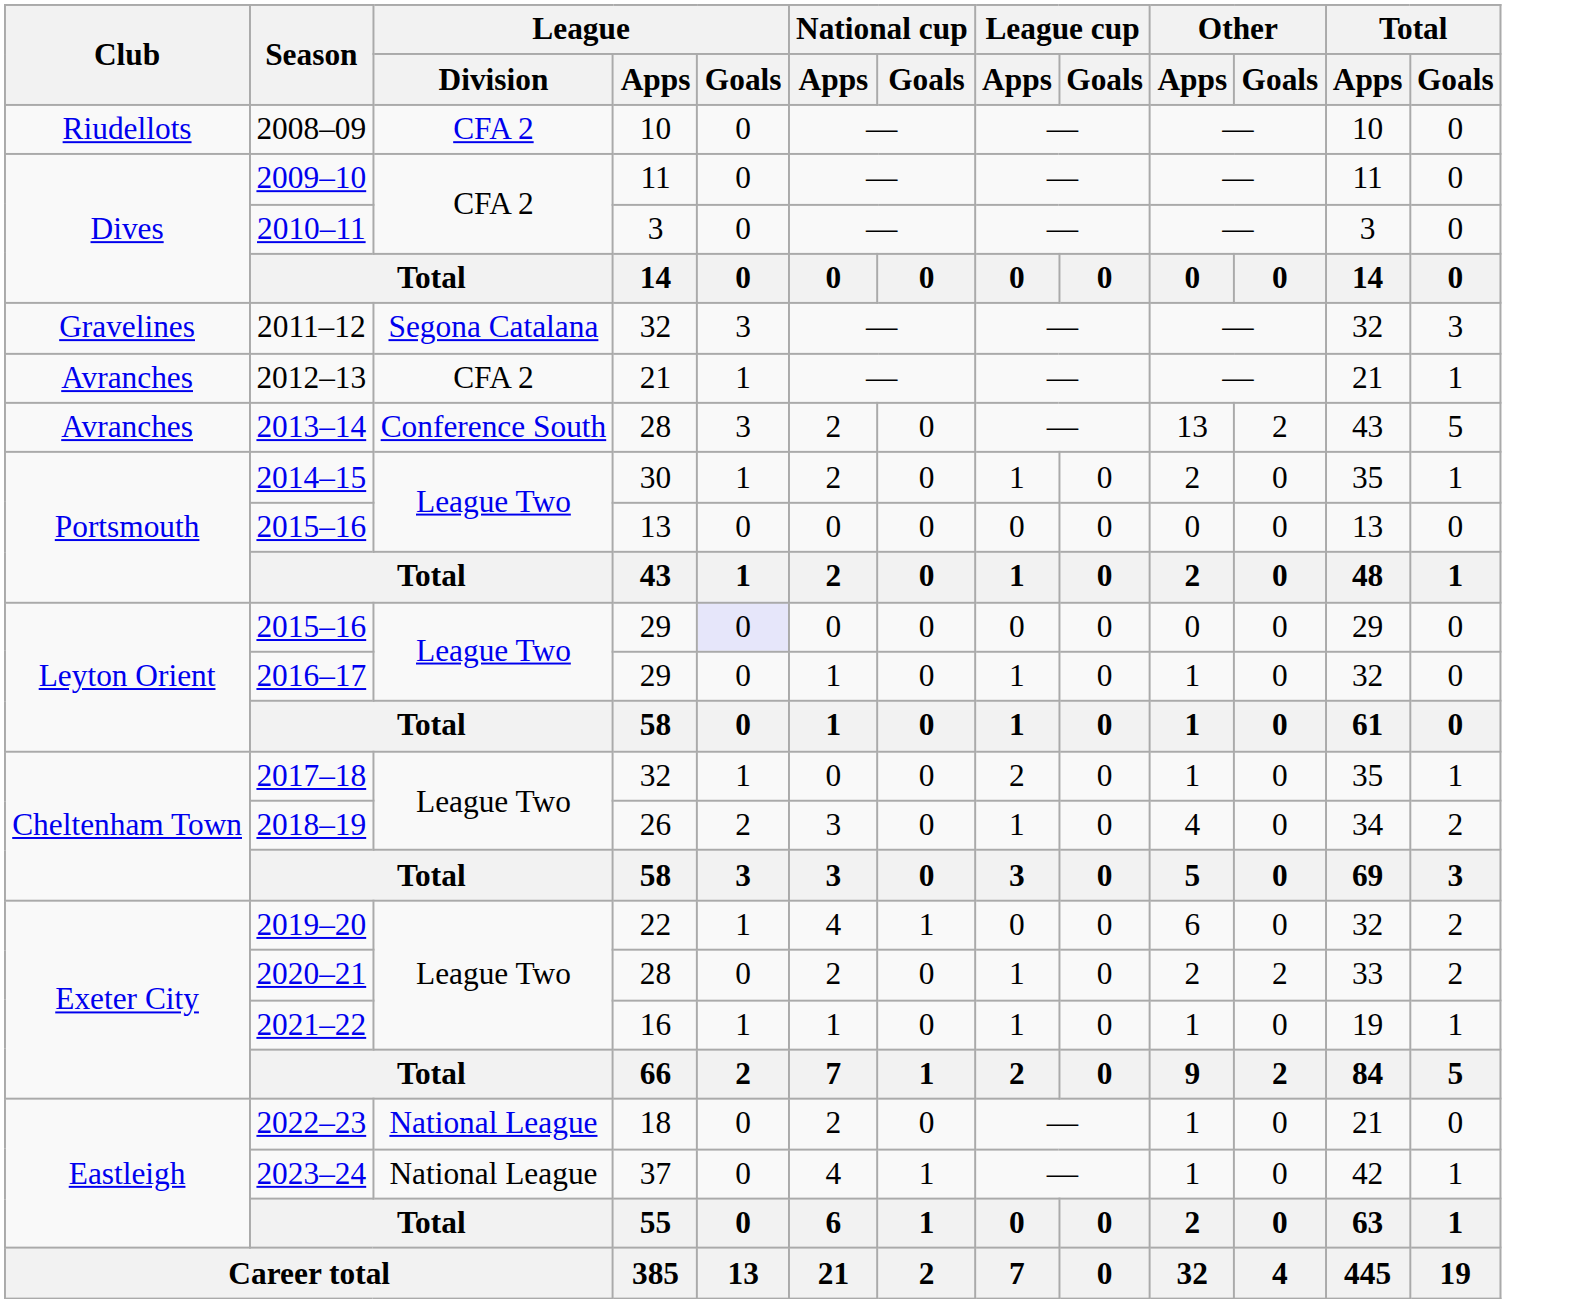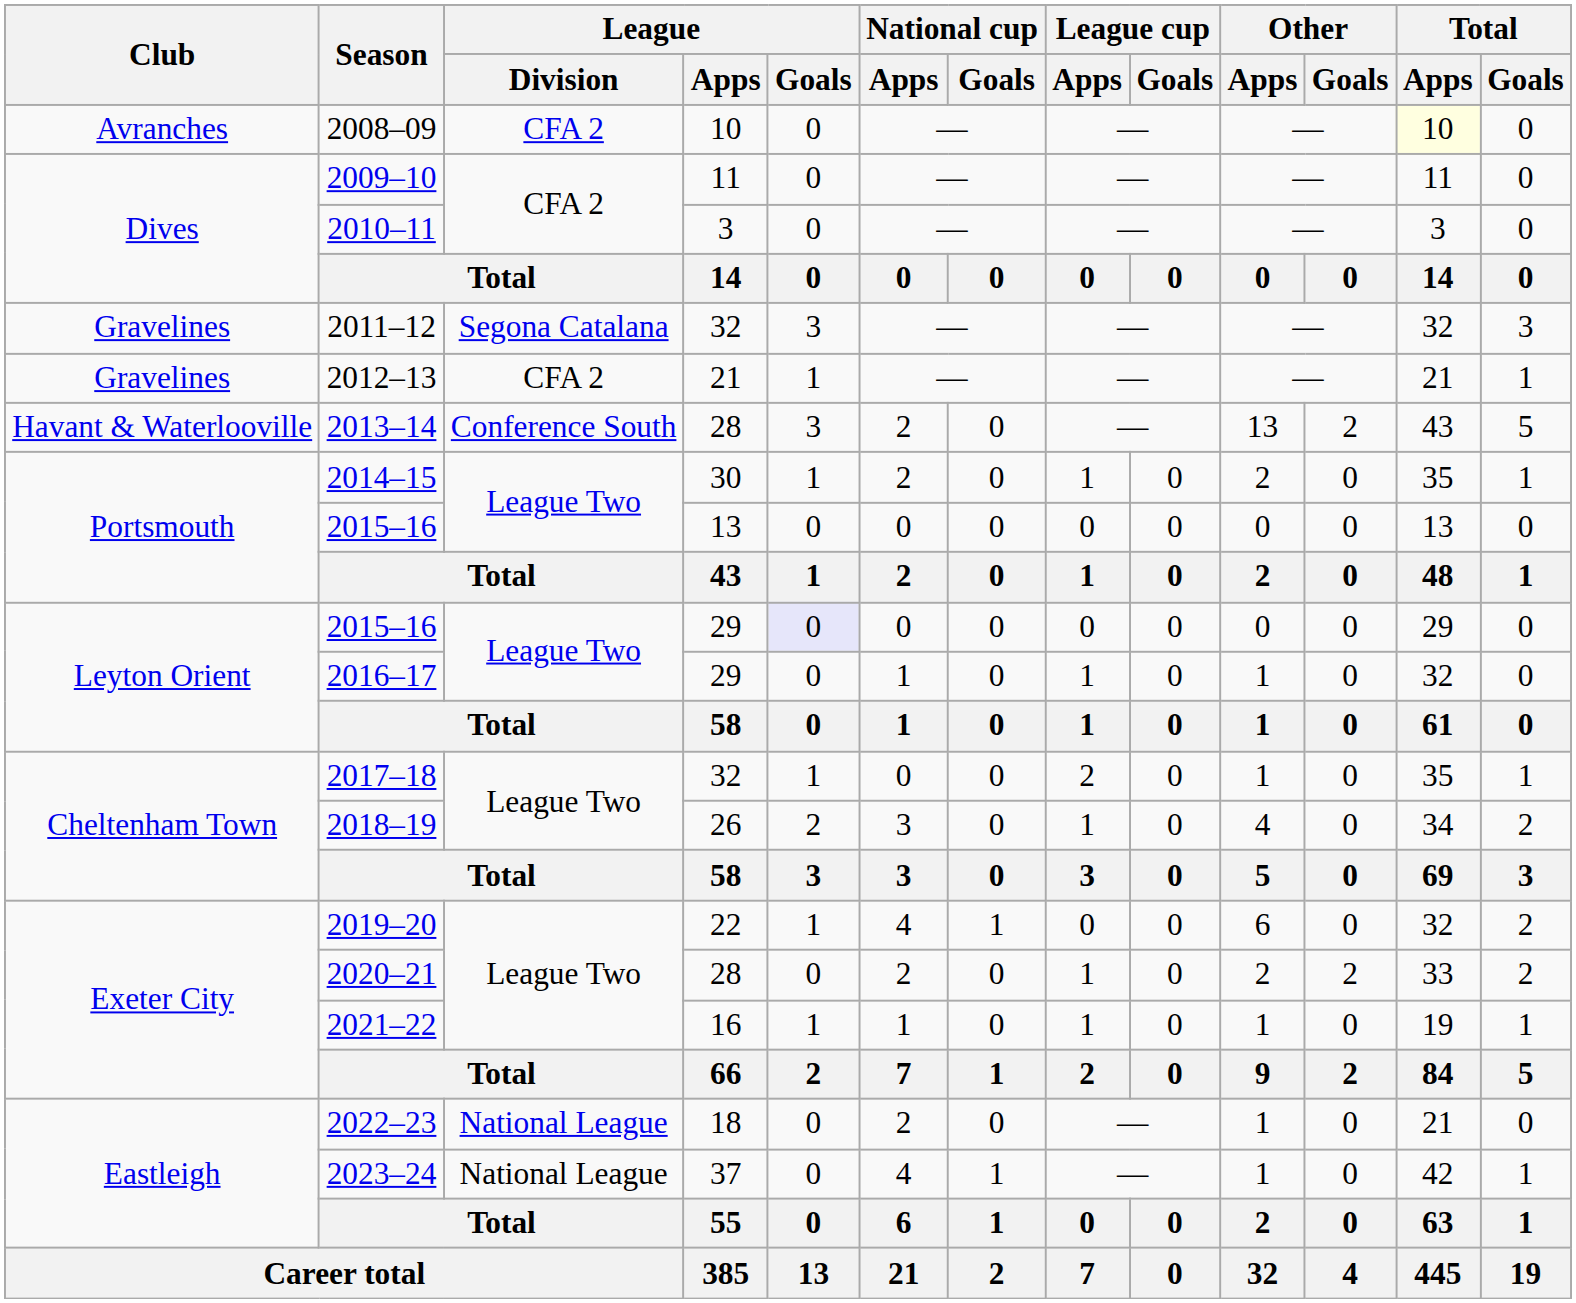(127, 128) Riudellots -> (162, 128) Avranches
(1368, 128) no background -> (1438, 128) lightyellow background
(127, 377) Avranches -> (162, 377) Gravelines
(127, 427) Avranches -> (162, 427) Havant & Waterlooville
